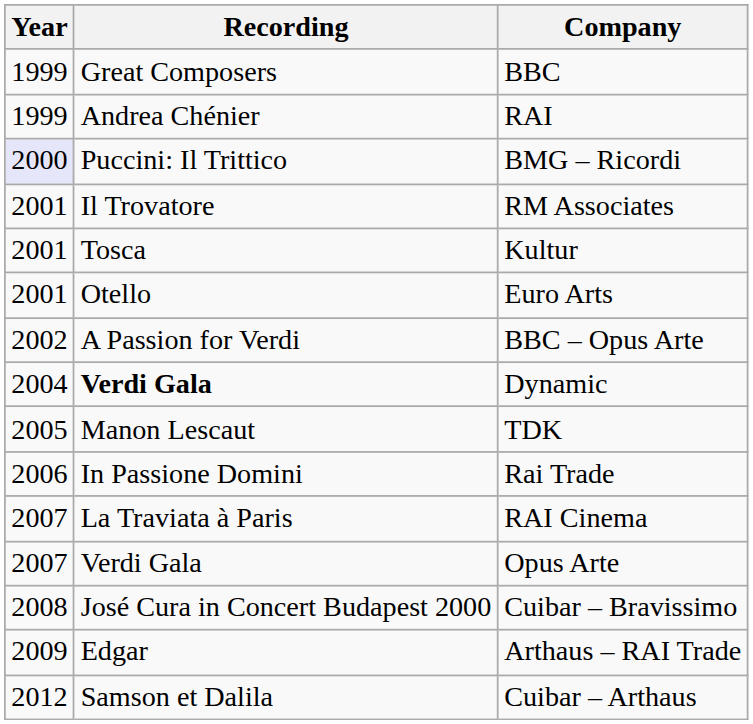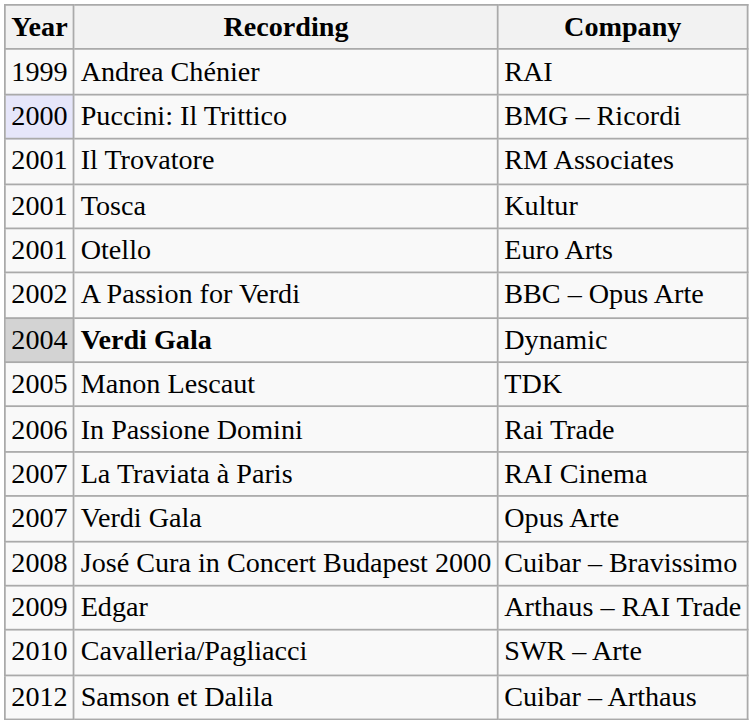- row: (532, 71)
(40, 384) no background -> (40, 339) lightgrey background
+ row: (573, 652)
